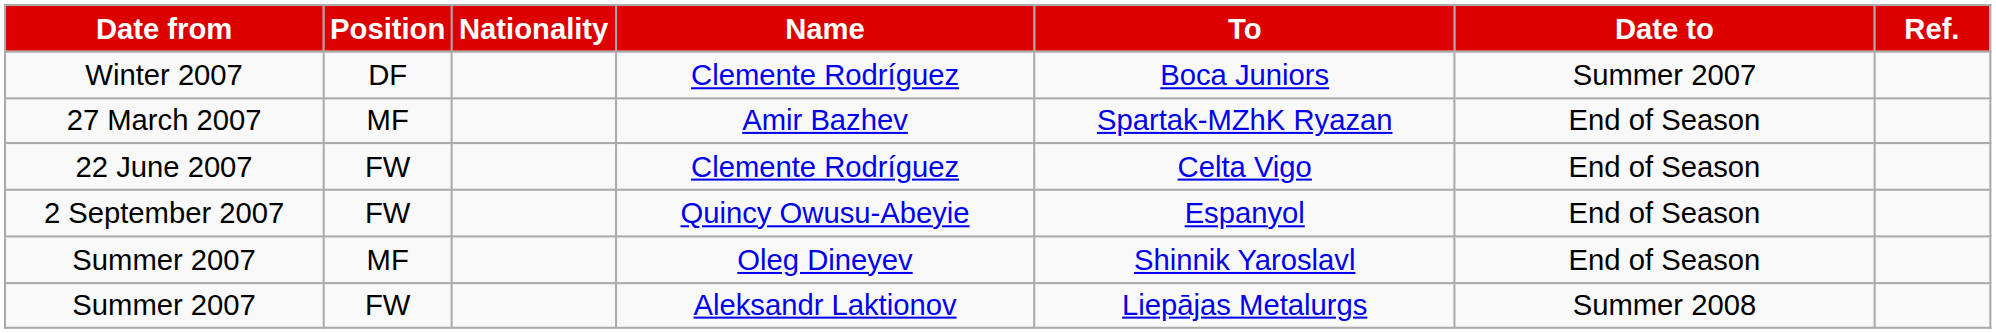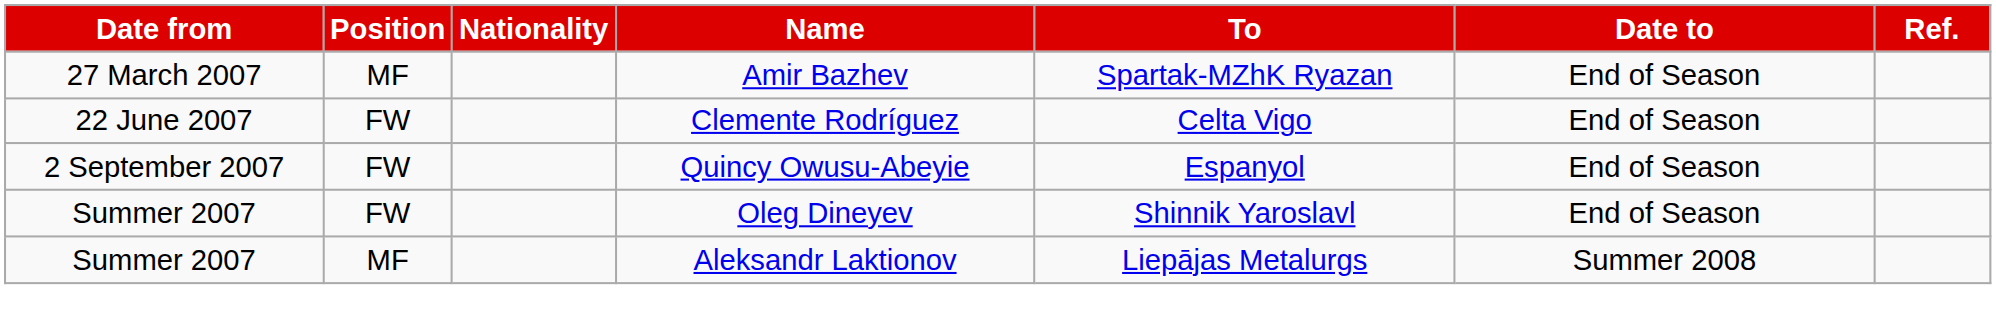- row: (164, 75)
(388, 259) MF -> (388, 213) FW
(388, 306) FW -> (388, 259) MF
